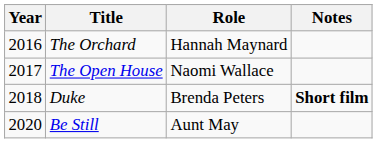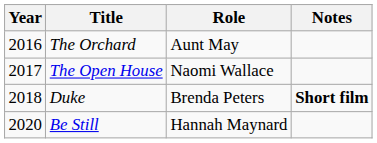(229, 44) Hannah Maynard -> (205, 44) Aunt May
(205, 124) Aunt May -> (229, 124) Hannah Maynard
